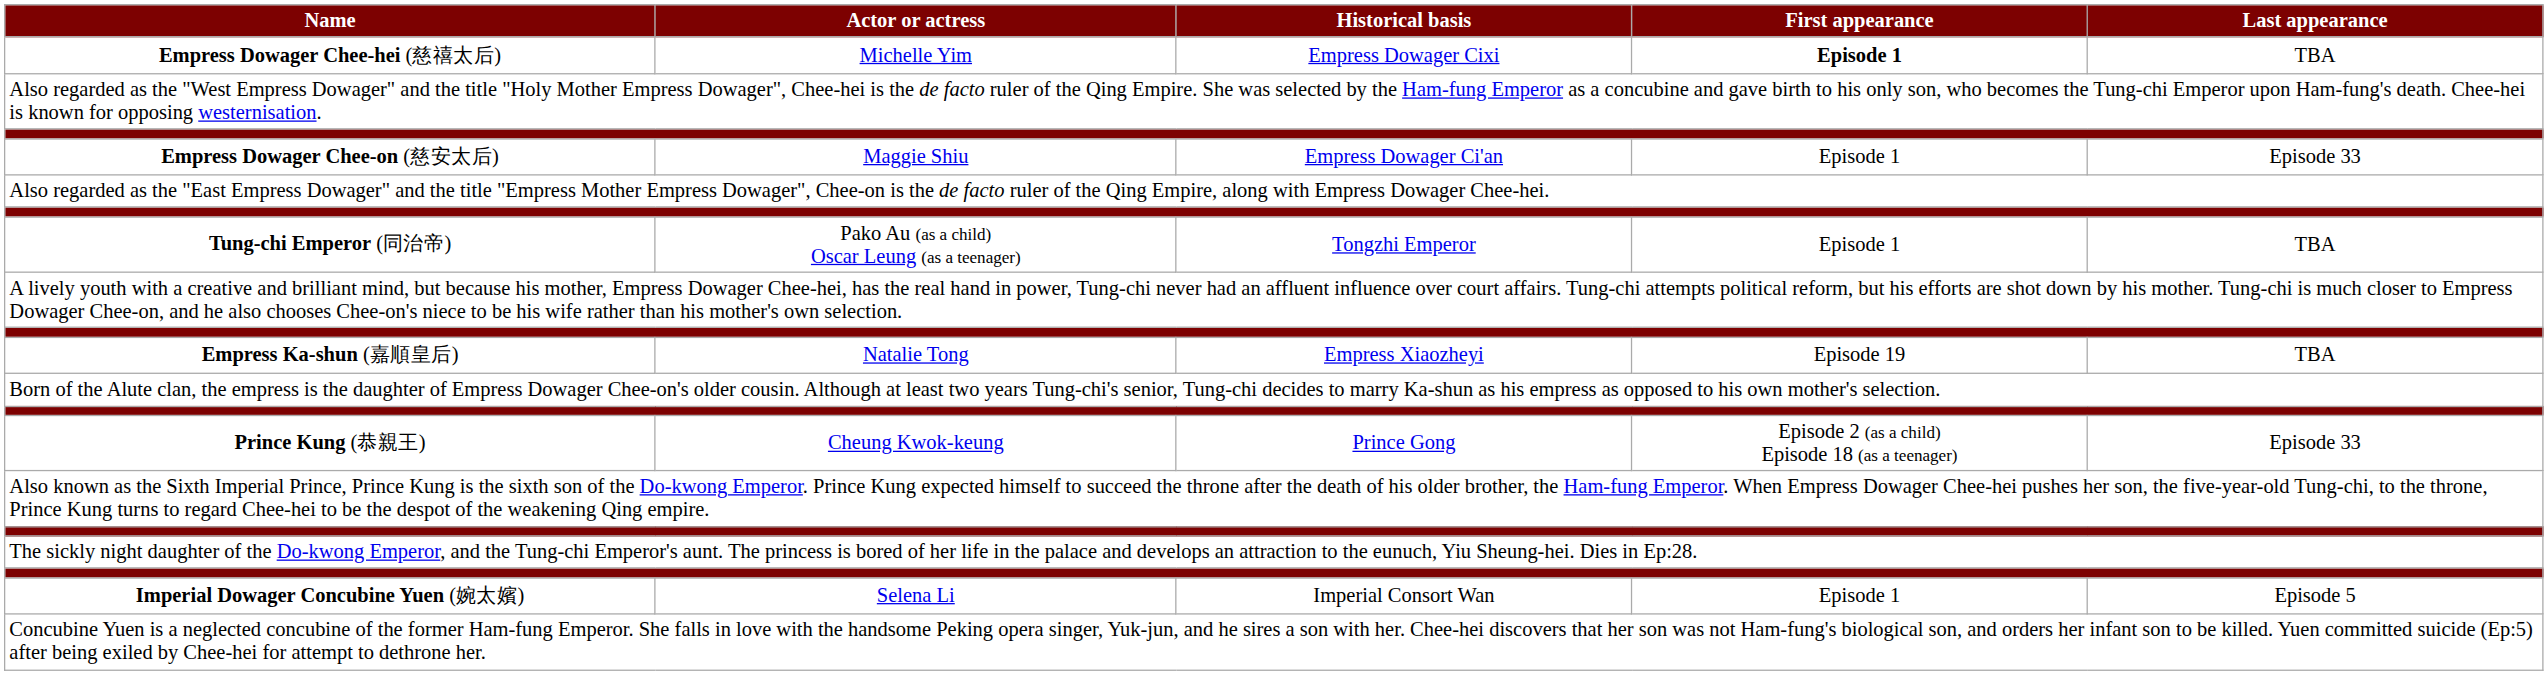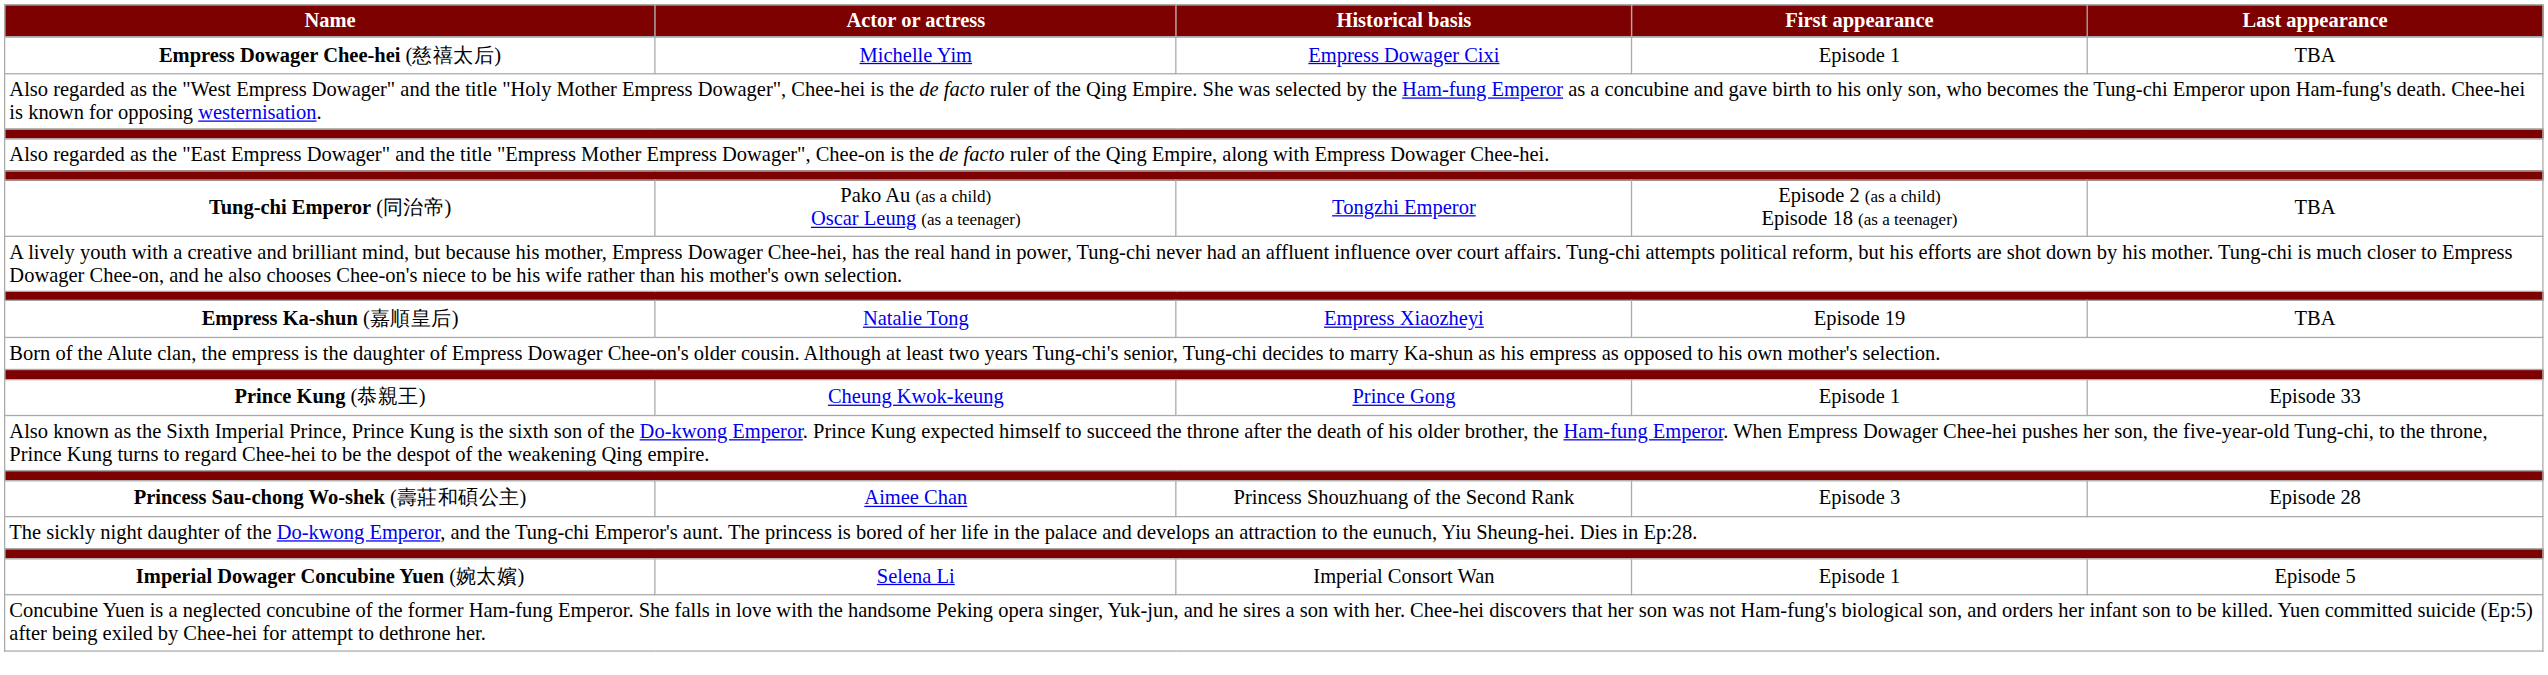(1859, 55) bold -> (1859, 55) normal
- row: (330, 155)
(1859, 244) Episode 1 -> (1859, 207) Episode 2 (as a child) Episode 18 (as a teenager)
(1859, 442) Episode 2 (as a child) Episode 18 (as a teenager) -> (1859, 397) Episode 1
+ row: (330, 497)
